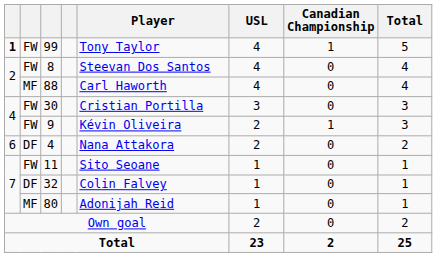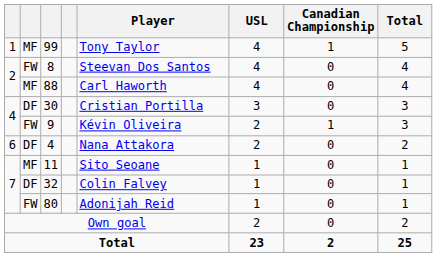(12, 48) bold -> (12, 48) normal
(30, 48) FW -> (30, 48) MF
(30, 106) FW -> (30, 106) DF
(30, 165) FW -> (30, 165) MF
(30, 204) MF -> (30, 204) FW
